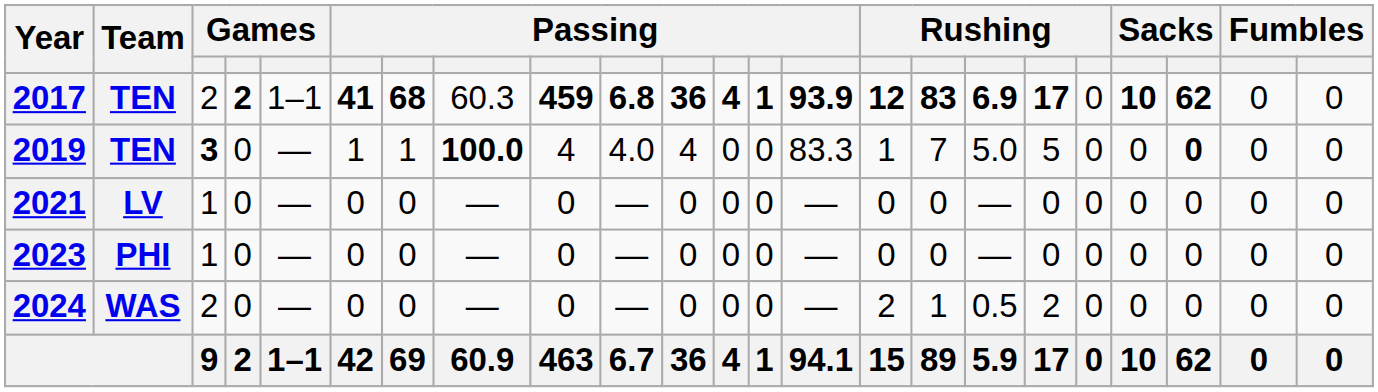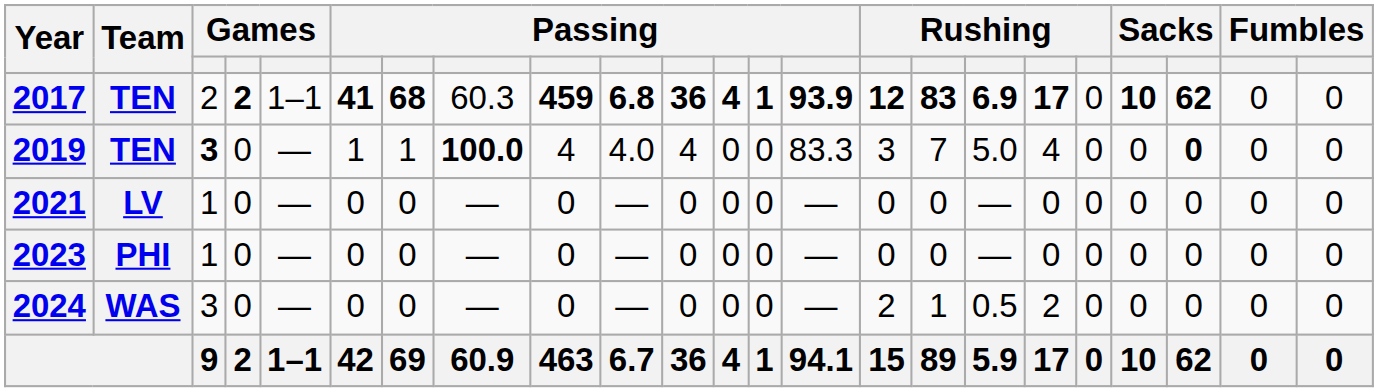(886, 150) 1 -> (886, 150) 3
(1051, 150) 5 -> (1051, 150) 4
(209, 307) 2 -> (209, 307) 3
